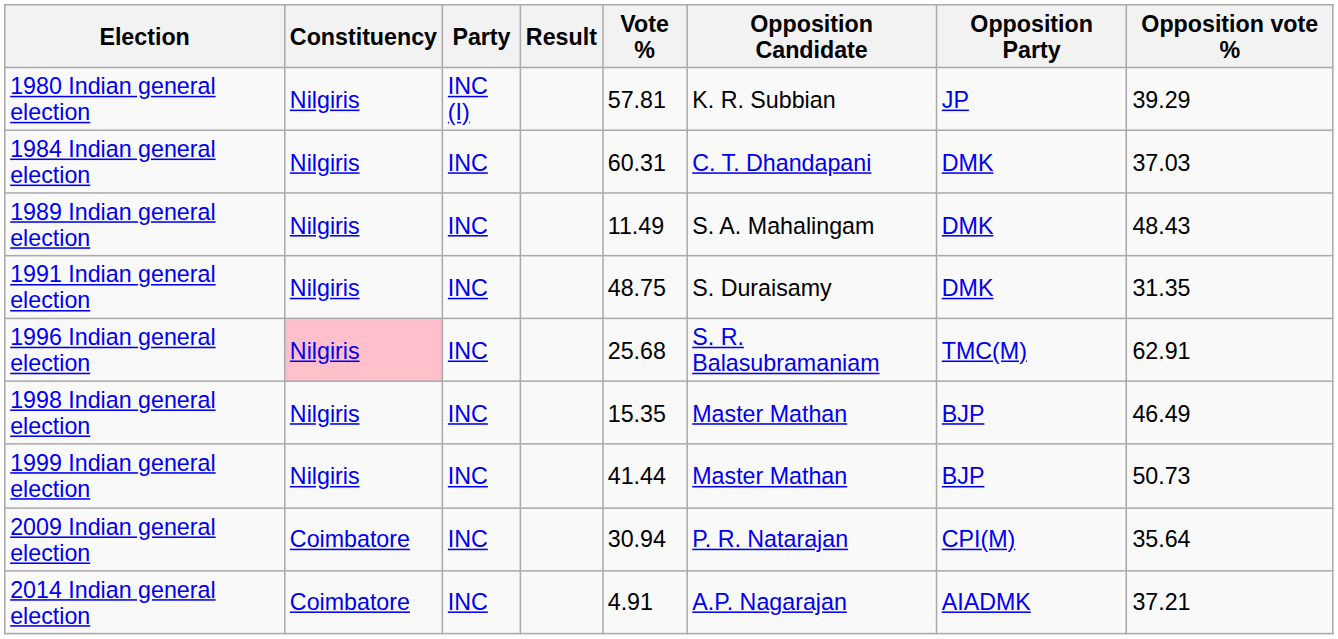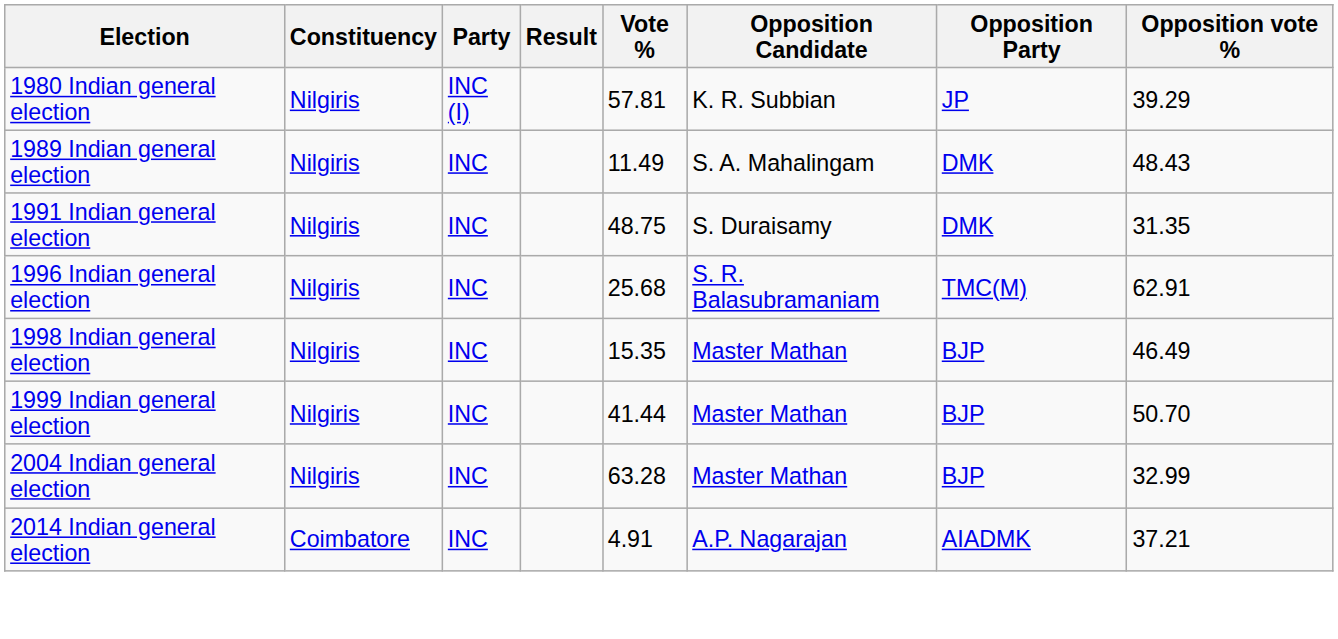- row: (113, 162)
(325, 350) pink background -> (325, 288) no background
(1161, 476) 50.73 -> (1161, 413) 50.70
+ row: (113, 476)
- row: (113, 539)
